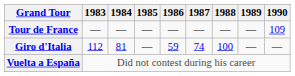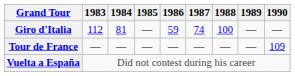rows swapped: (43, 46) <-> (43, 29)
